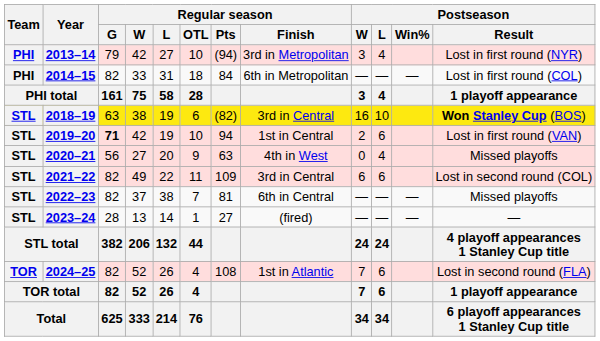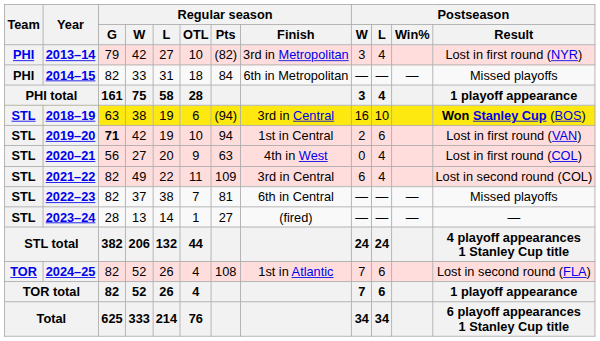(226, 55) (94) -> (226, 55) (82)
(514, 75) Lost in first round (COL) -> (514, 75) Missed playoffs
(226, 116) (82) -> (226, 116) (94)
(514, 156) Missed playoffs -> (514, 156) Lost in first round (COL)
(382, 176) 6 -> (382, 176) 4
